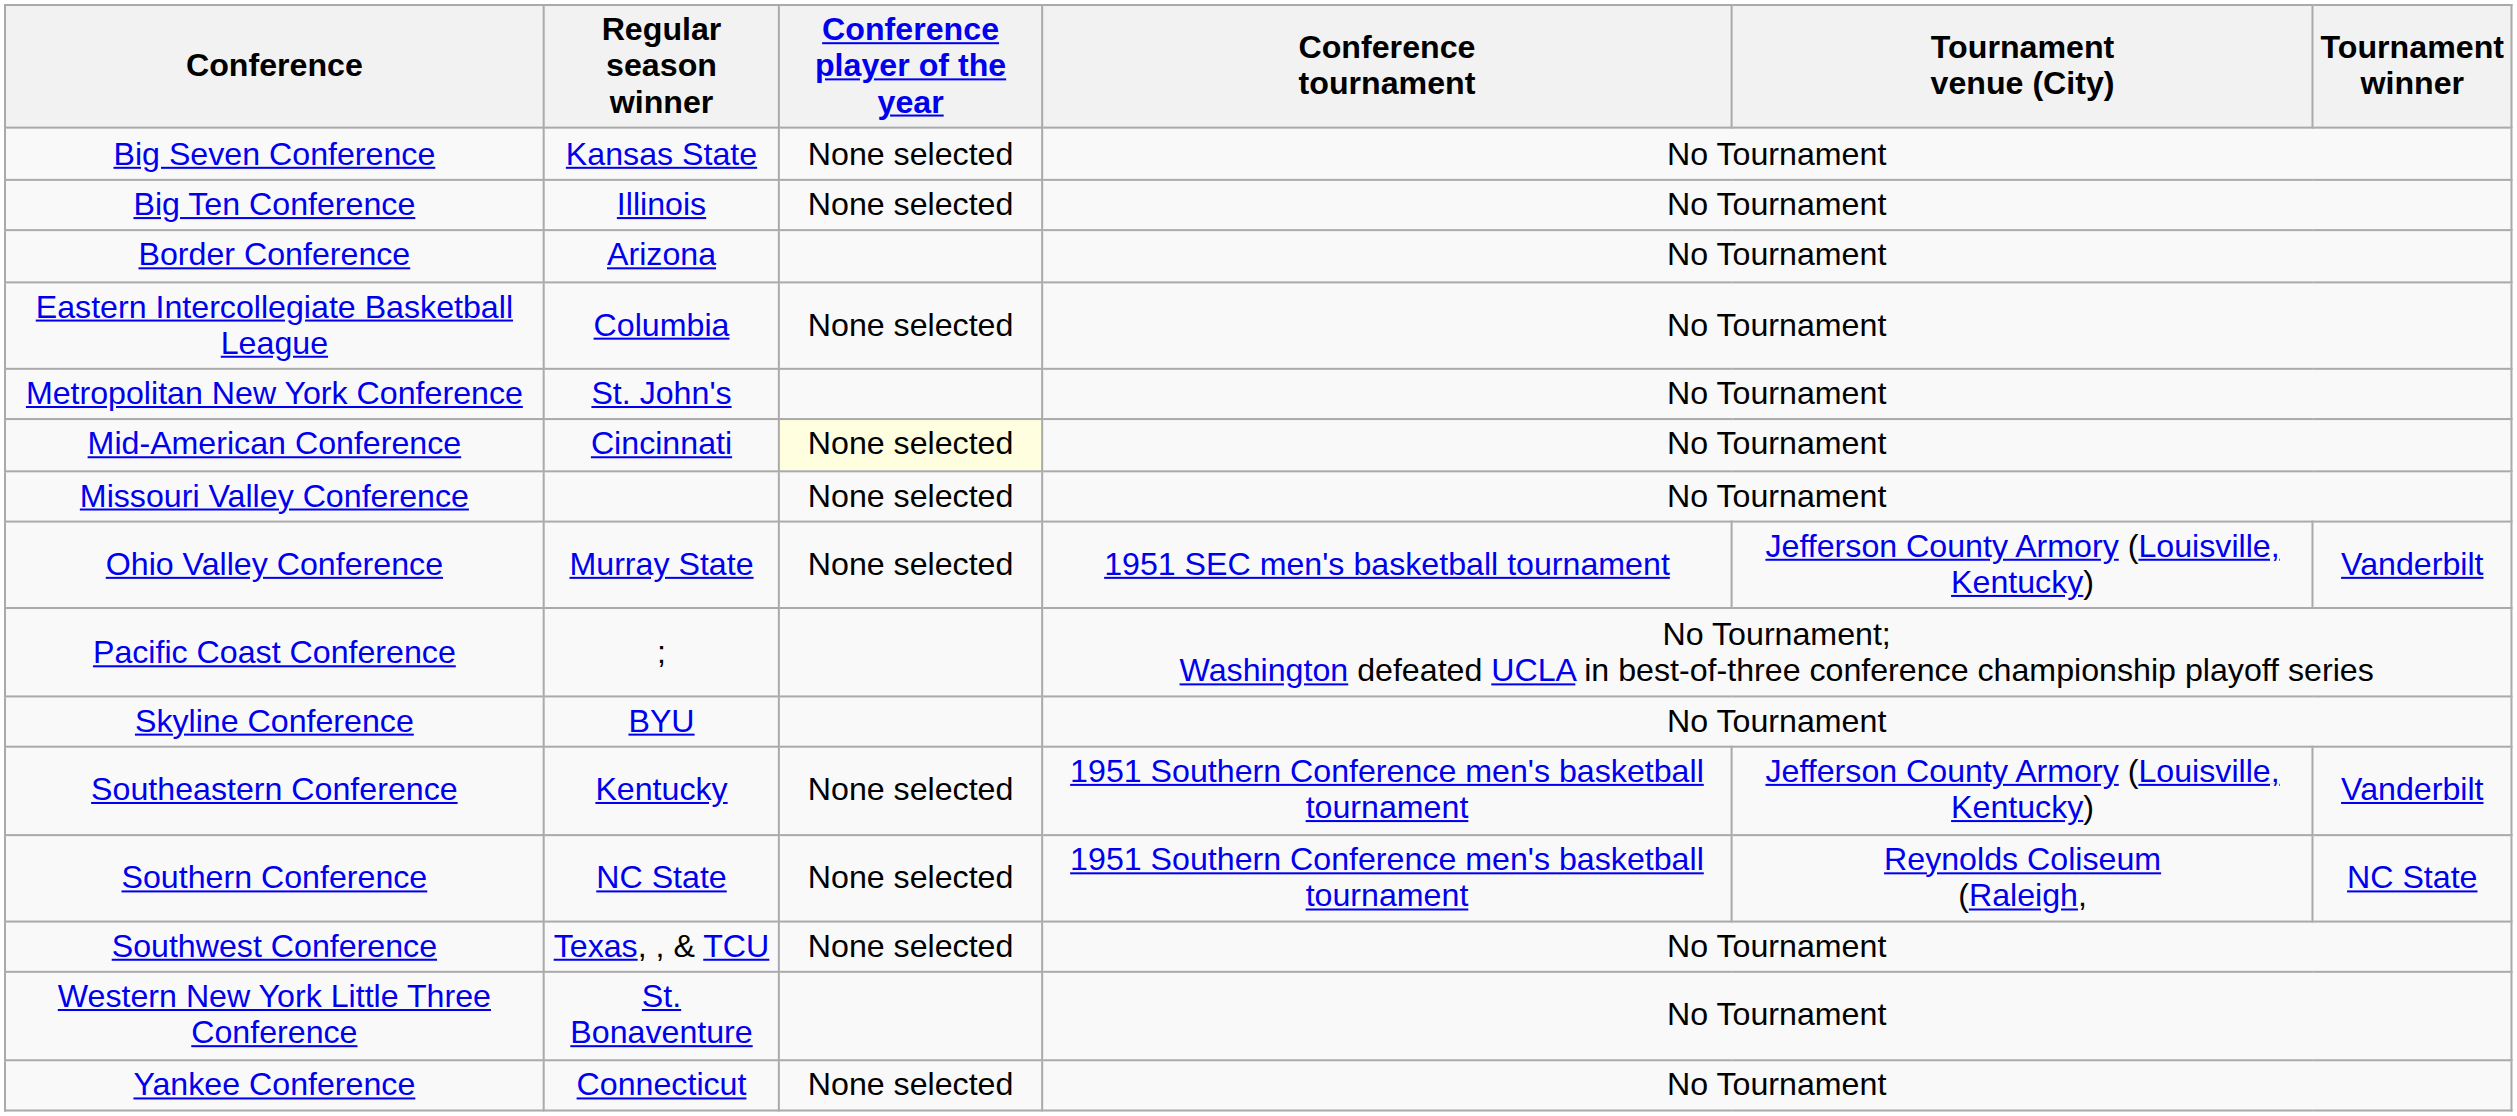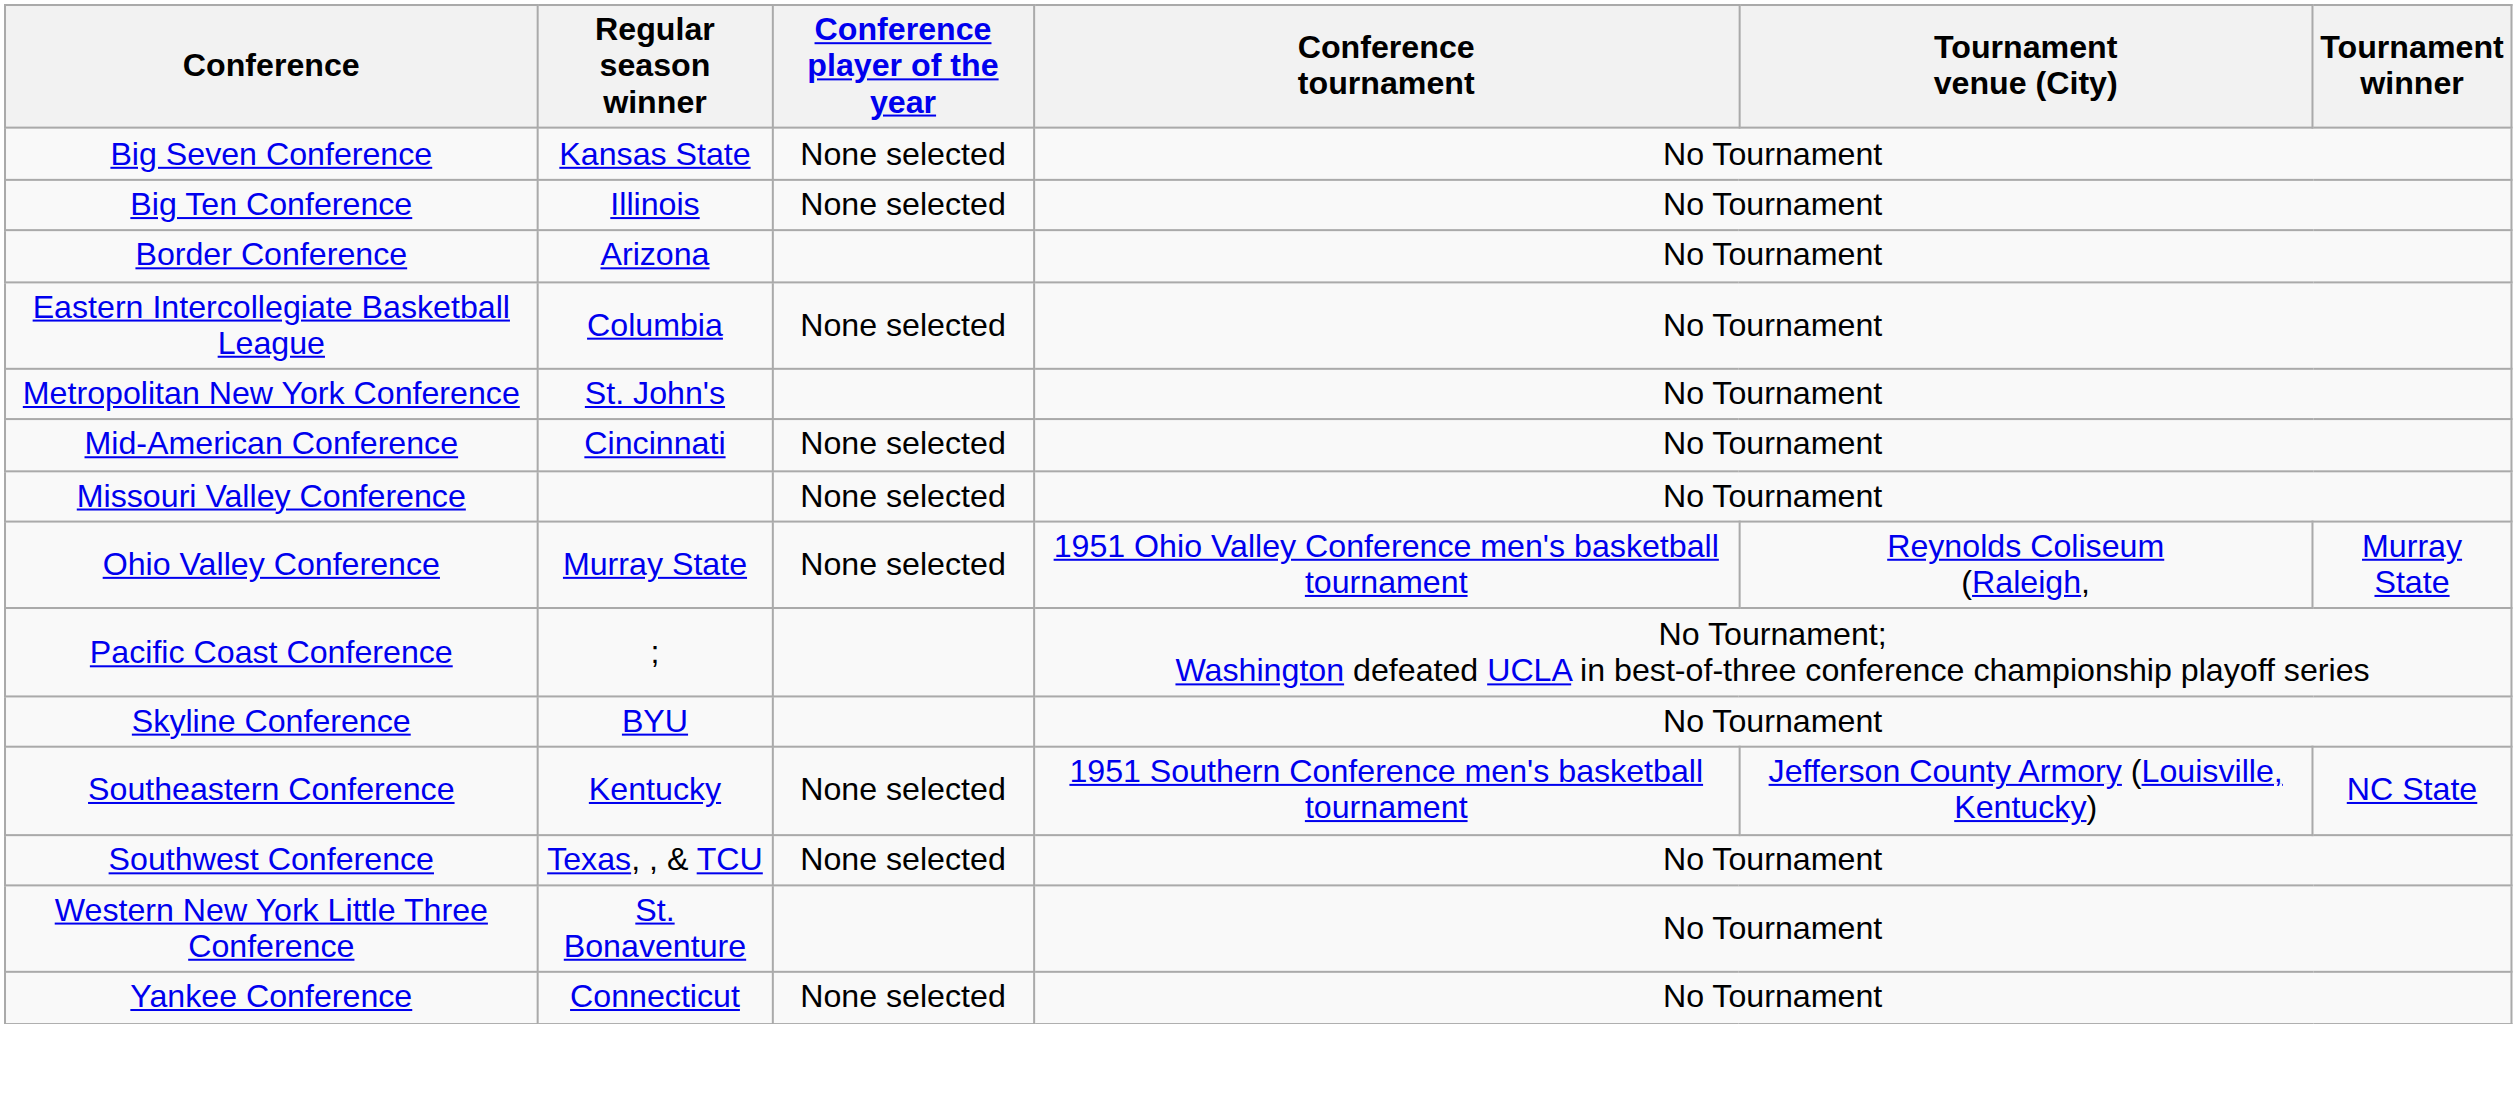(911, 444) lightyellow background -> (903, 444) no background
(1387, 564) 1951 SEC men's basketball tournament -> (1386, 564) 1951 Ohio Valley Conference men's basketball tournament
(2023, 564) Jefferson County Armory (Louisville, Kentucky) -> (2026, 564) Reynolds Coliseum (Raleigh,
(2412, 564) Vanderbilt -> (2412, 564) Murray State
(2412, 790) Vanderbilt -> (2412, 790) NC State
- row: (274, 877)
